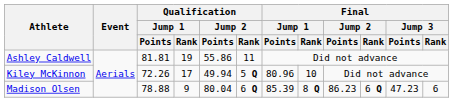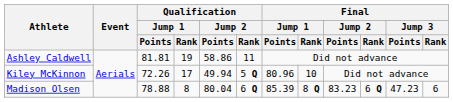(218, 57) 55.86 -> (218, 57) 58.86
(187, 89) 9 -> (187, 89) 8
(342, 89) 86.23 -> (342, 89) 83.23
